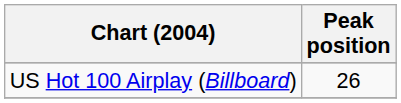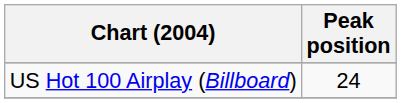(349, 80) 26 -> (349, 80) 24
